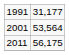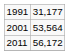(48, 43) 56,175 -> (48, 43) 56,172
